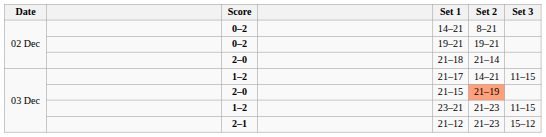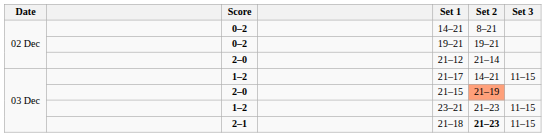(450, 60) 21–18 -> (450, 60) 21–12
(450, 124) 21–12 -> (450, 124) 21–18
(487, 124) normal -> (487, 124) bold
(523, 124) 15–12 -> (523, 124) 11–15
